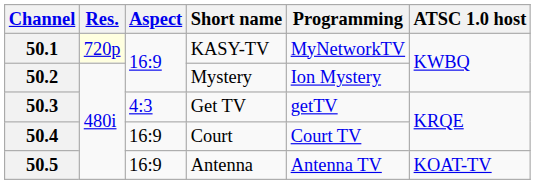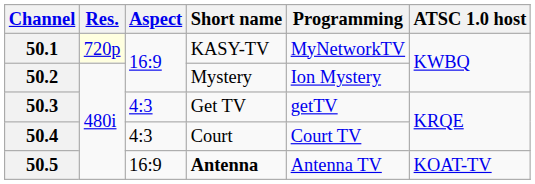(145, 135) 16:9 -> (141, 135) 4:3
(222, 164) normal -> (224, 164) bold
